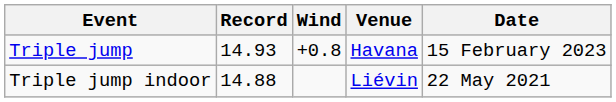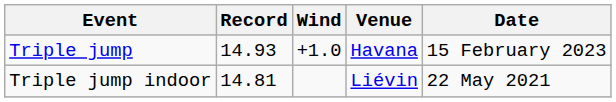(319, 50) +0.8 -> (319, 50) +1.0
(248, 81) 14.88 -> (248, 81) 14.81
